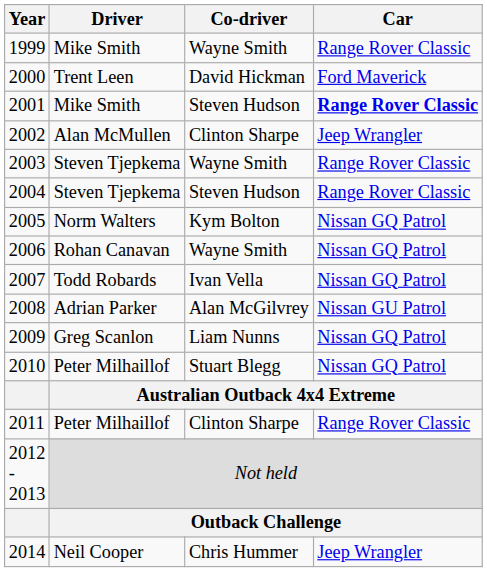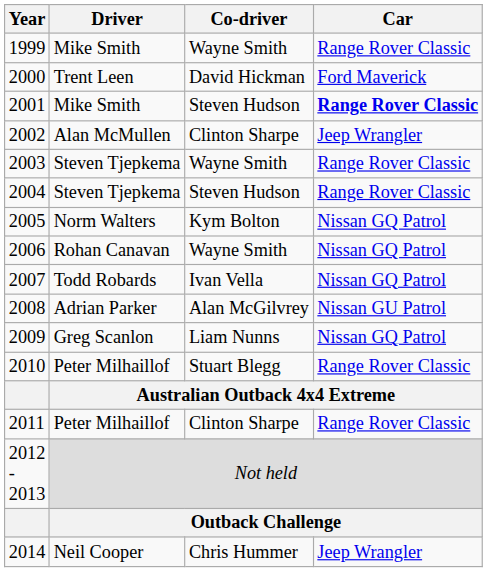(382, 366) Nissan GQ Patrol -> (394, 366) Range Rover Classic
